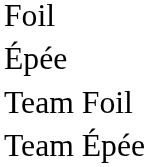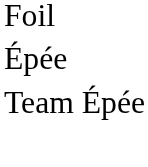- row: (68, 102)
